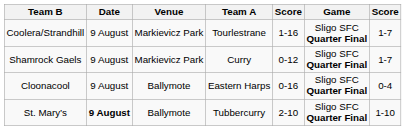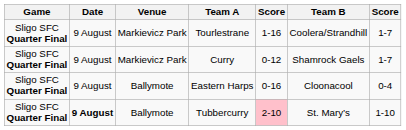columns swapped: (337, 12) <-> (45, 12)
(288, 112) no background -> (272, 112) pink background
